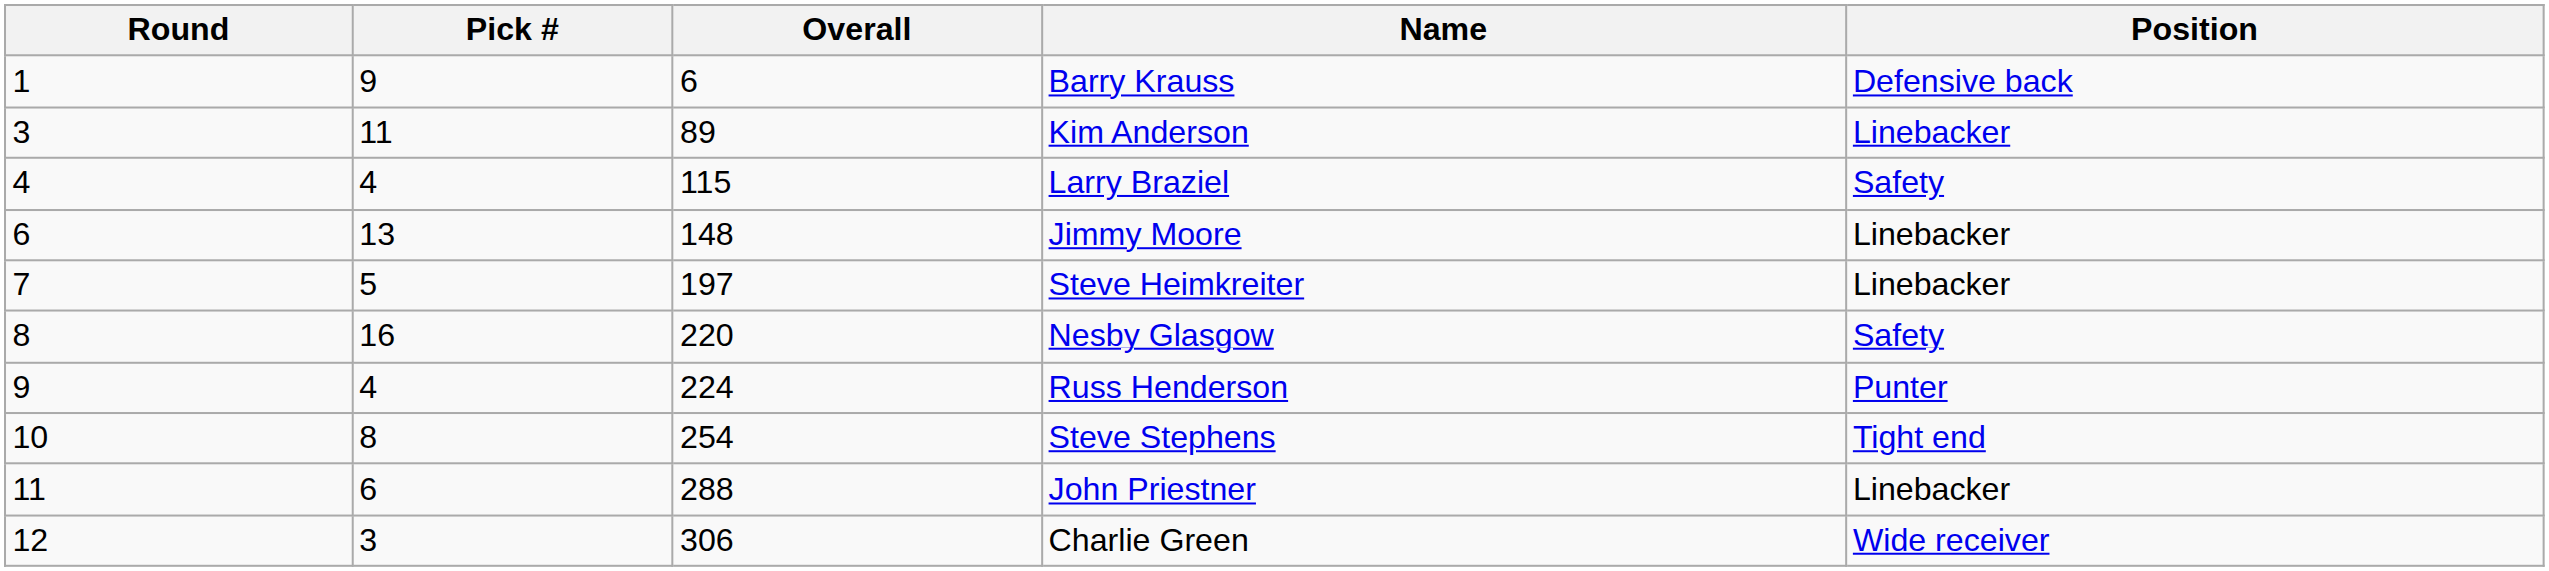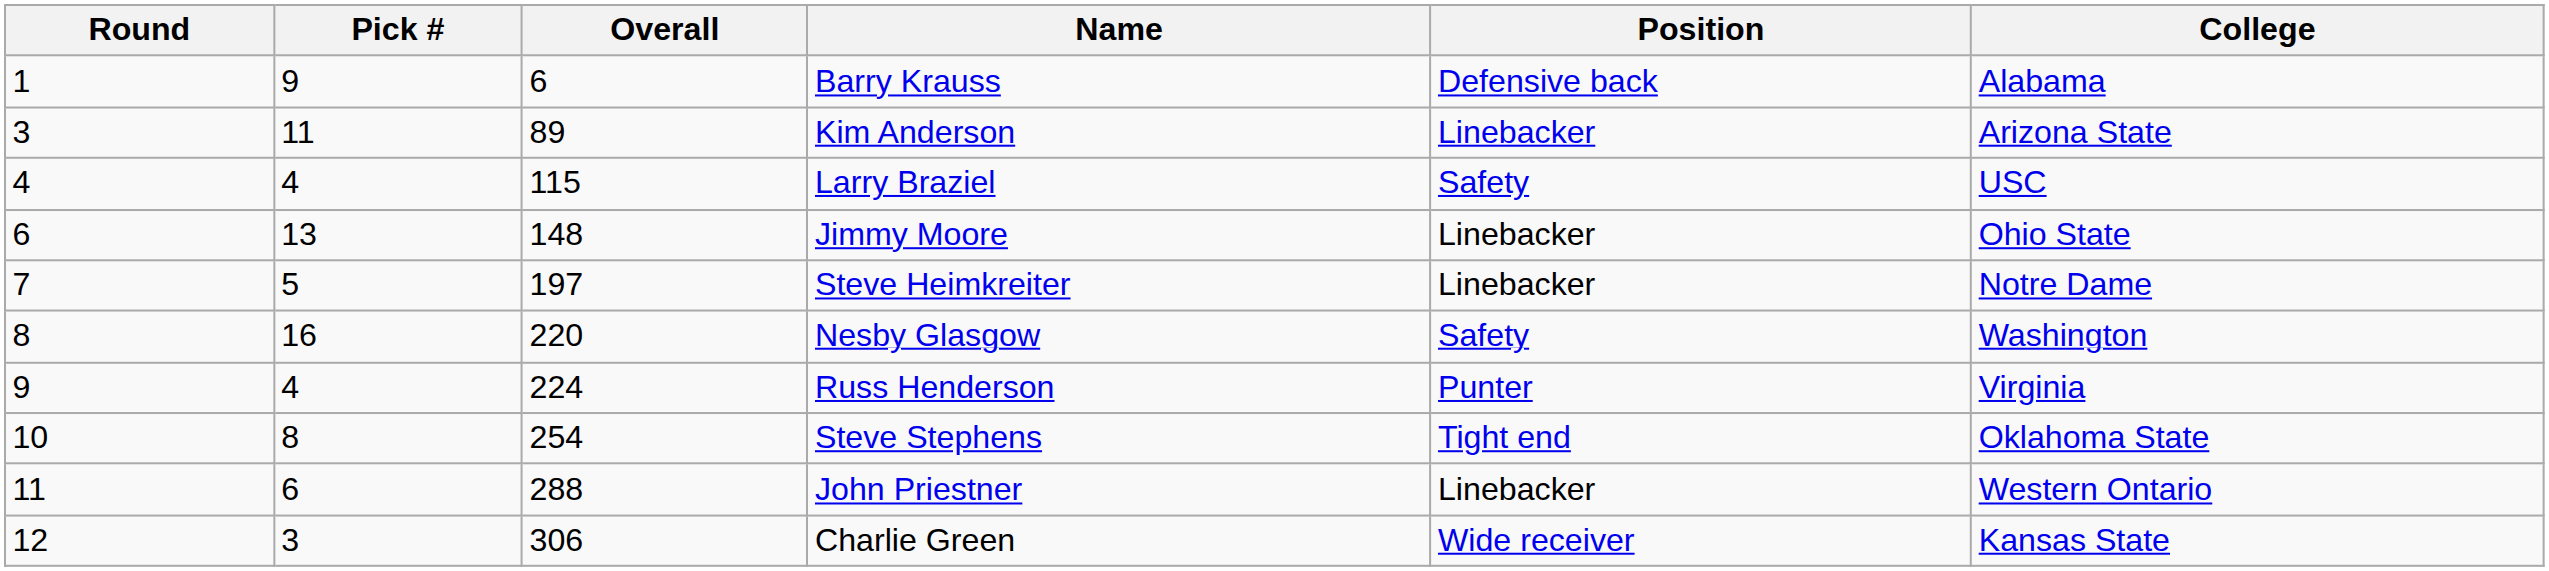+ column: (2257, 30)
